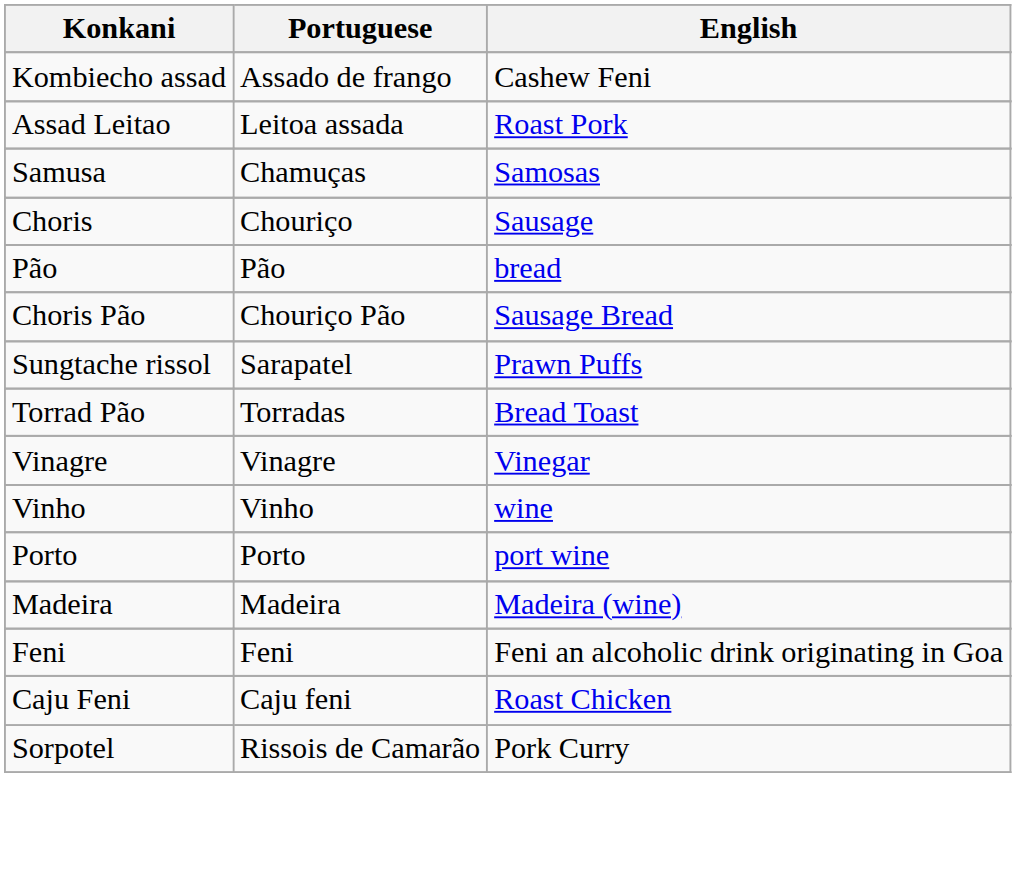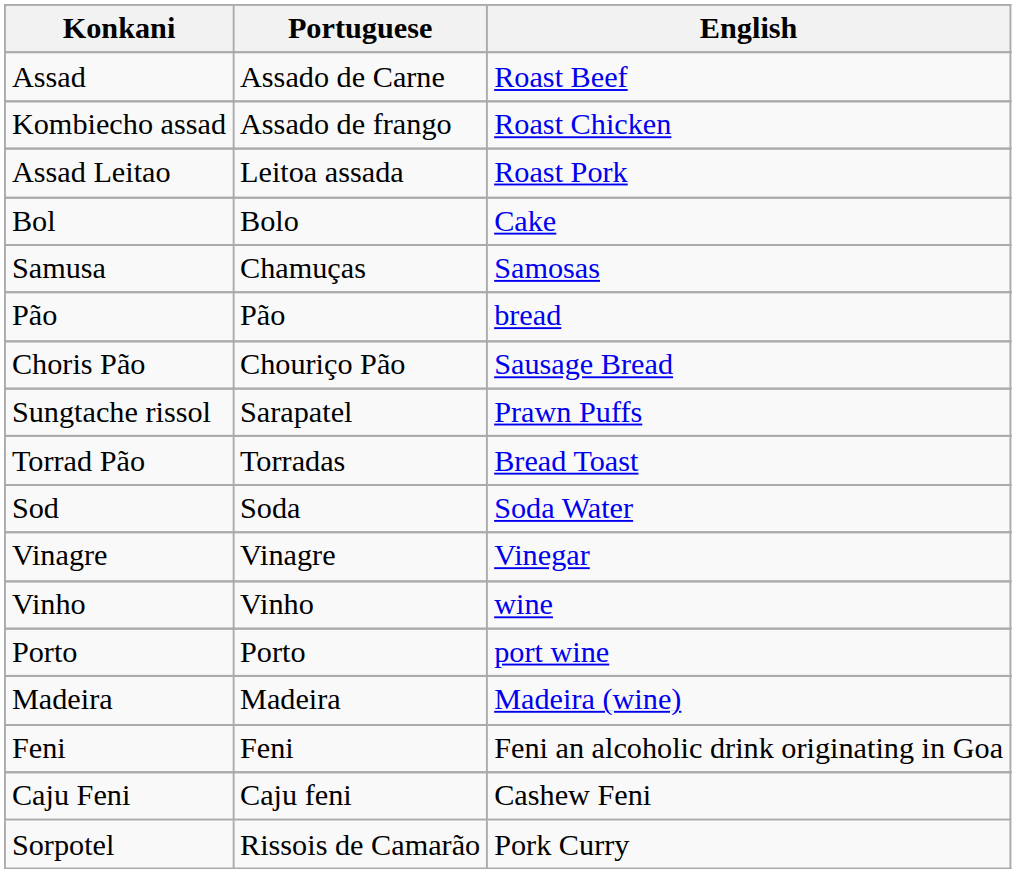+ row: (49, 76)
(573, 76) Cashew Feni -> (583, 124) Roast Chicken
+ row: (34, 220)
- row: (52, 220)
+ row: (35, 508)
(583, 699) Roast Chicken -> (573, 795) Cashew Feni
